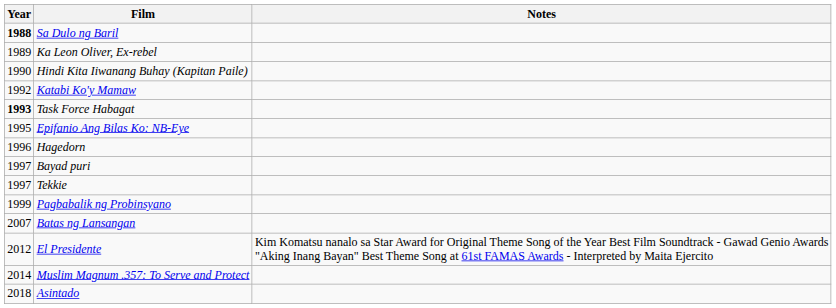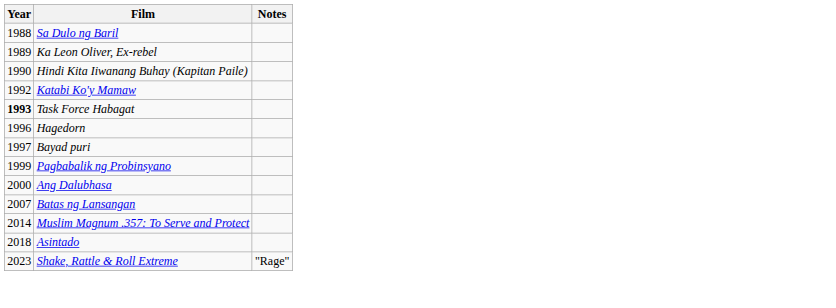(19, 33) bold -> (19, 33) normal
- row: (113, 128)
- row: (52, 185)
+ row: (74, 185)
- row: (69, 249)
+ row: (107, 261)
